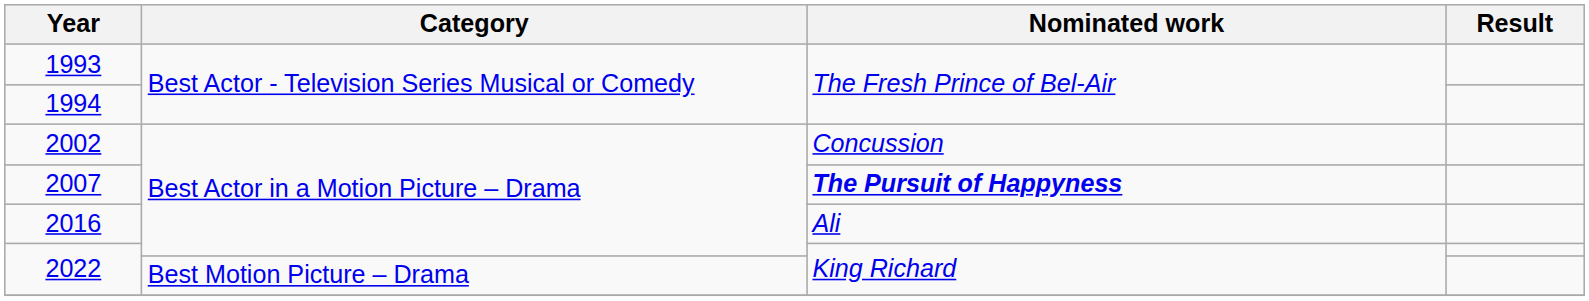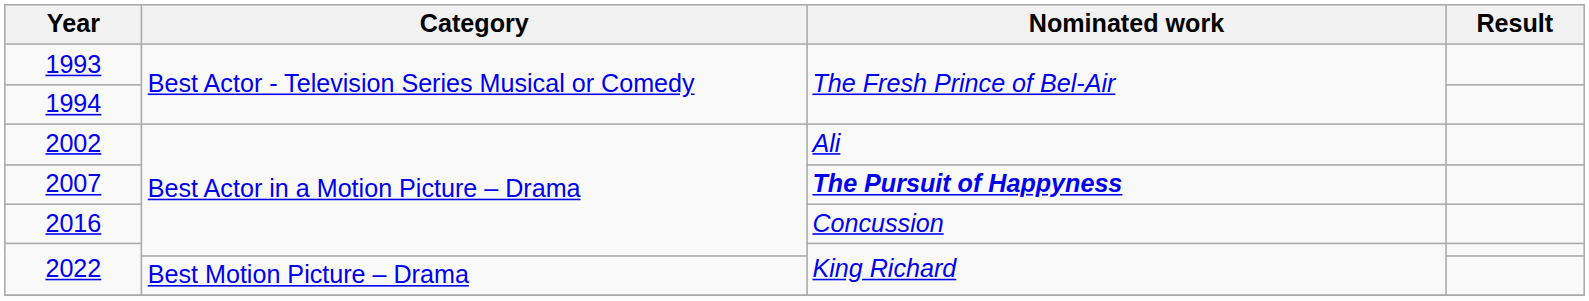(878, 143) Concussion -> (826, 143) Ali
(826, 223) Ali -> (878, 223) Concussion
